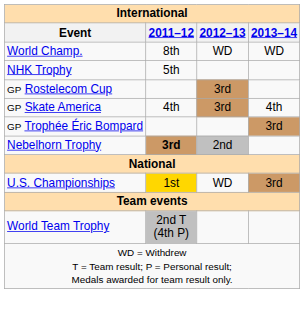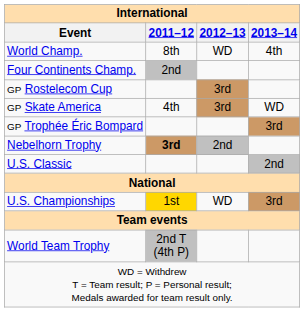(274, 51) WD -> (274, 51) 4th
+ row: (72, 70)
- row: (39, 70)
(274, 107) 4th -> (274, 107) WD
+ row: (39, 164)
